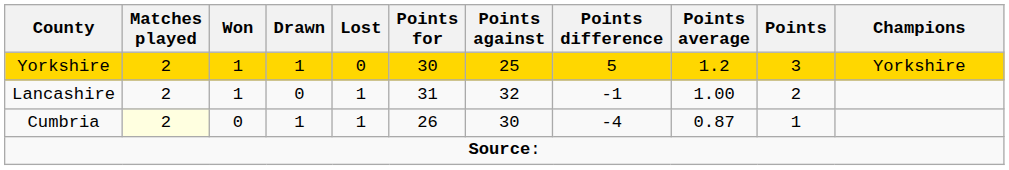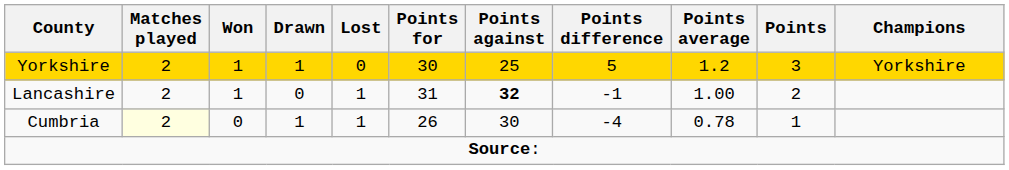(509, 94) normal -> (509, 94) bold
(714, 122) 0.87 -> (714, 122) 0.78
